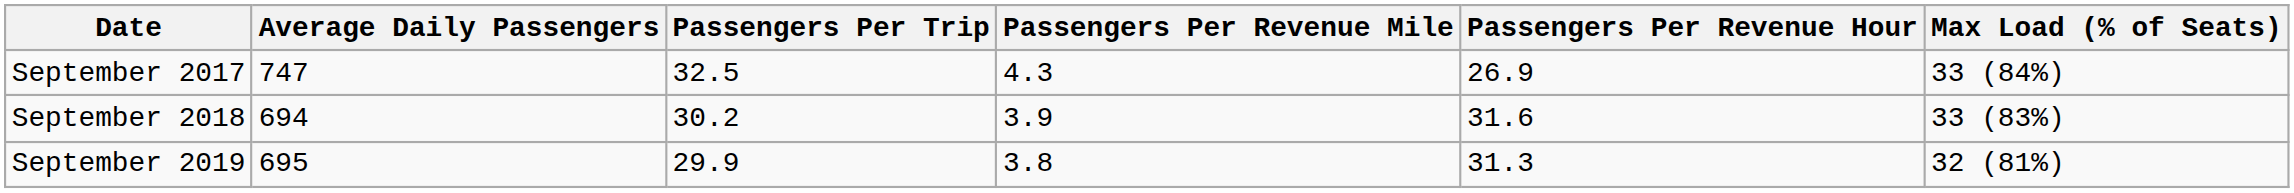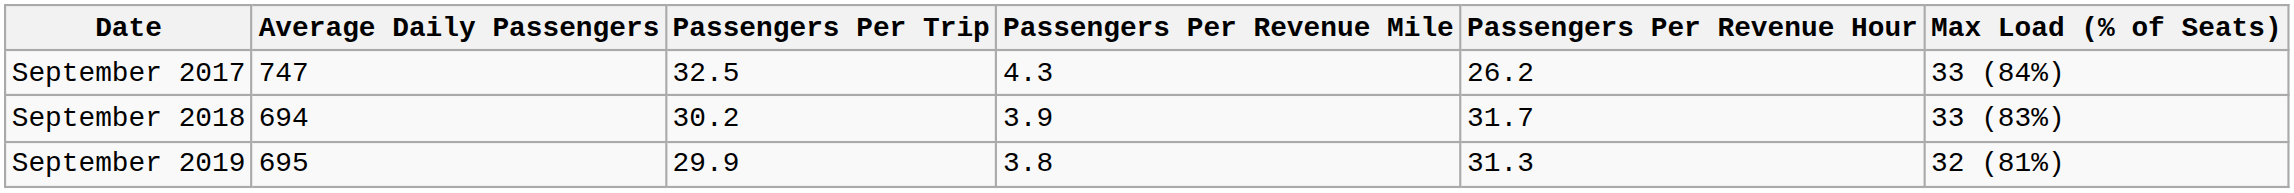(1500, 73) 26.9 -> (1500, 73) 26.2
(1500, 118) 31.6 -> (1500, 118) 31.7
